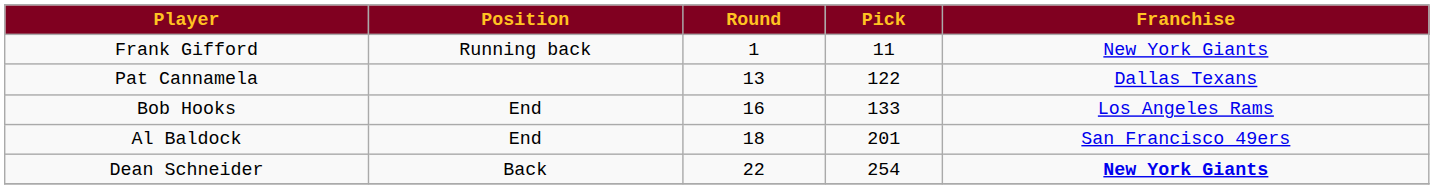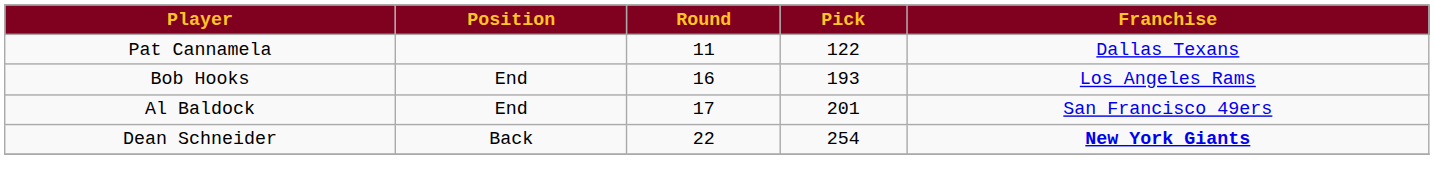- row: (186, 50)
(754, 79) 13 -> (704, 50) 11
(884, 109) 133 -> (843, 79) 193
(754, 139) 18 -> (704, 109) 17
